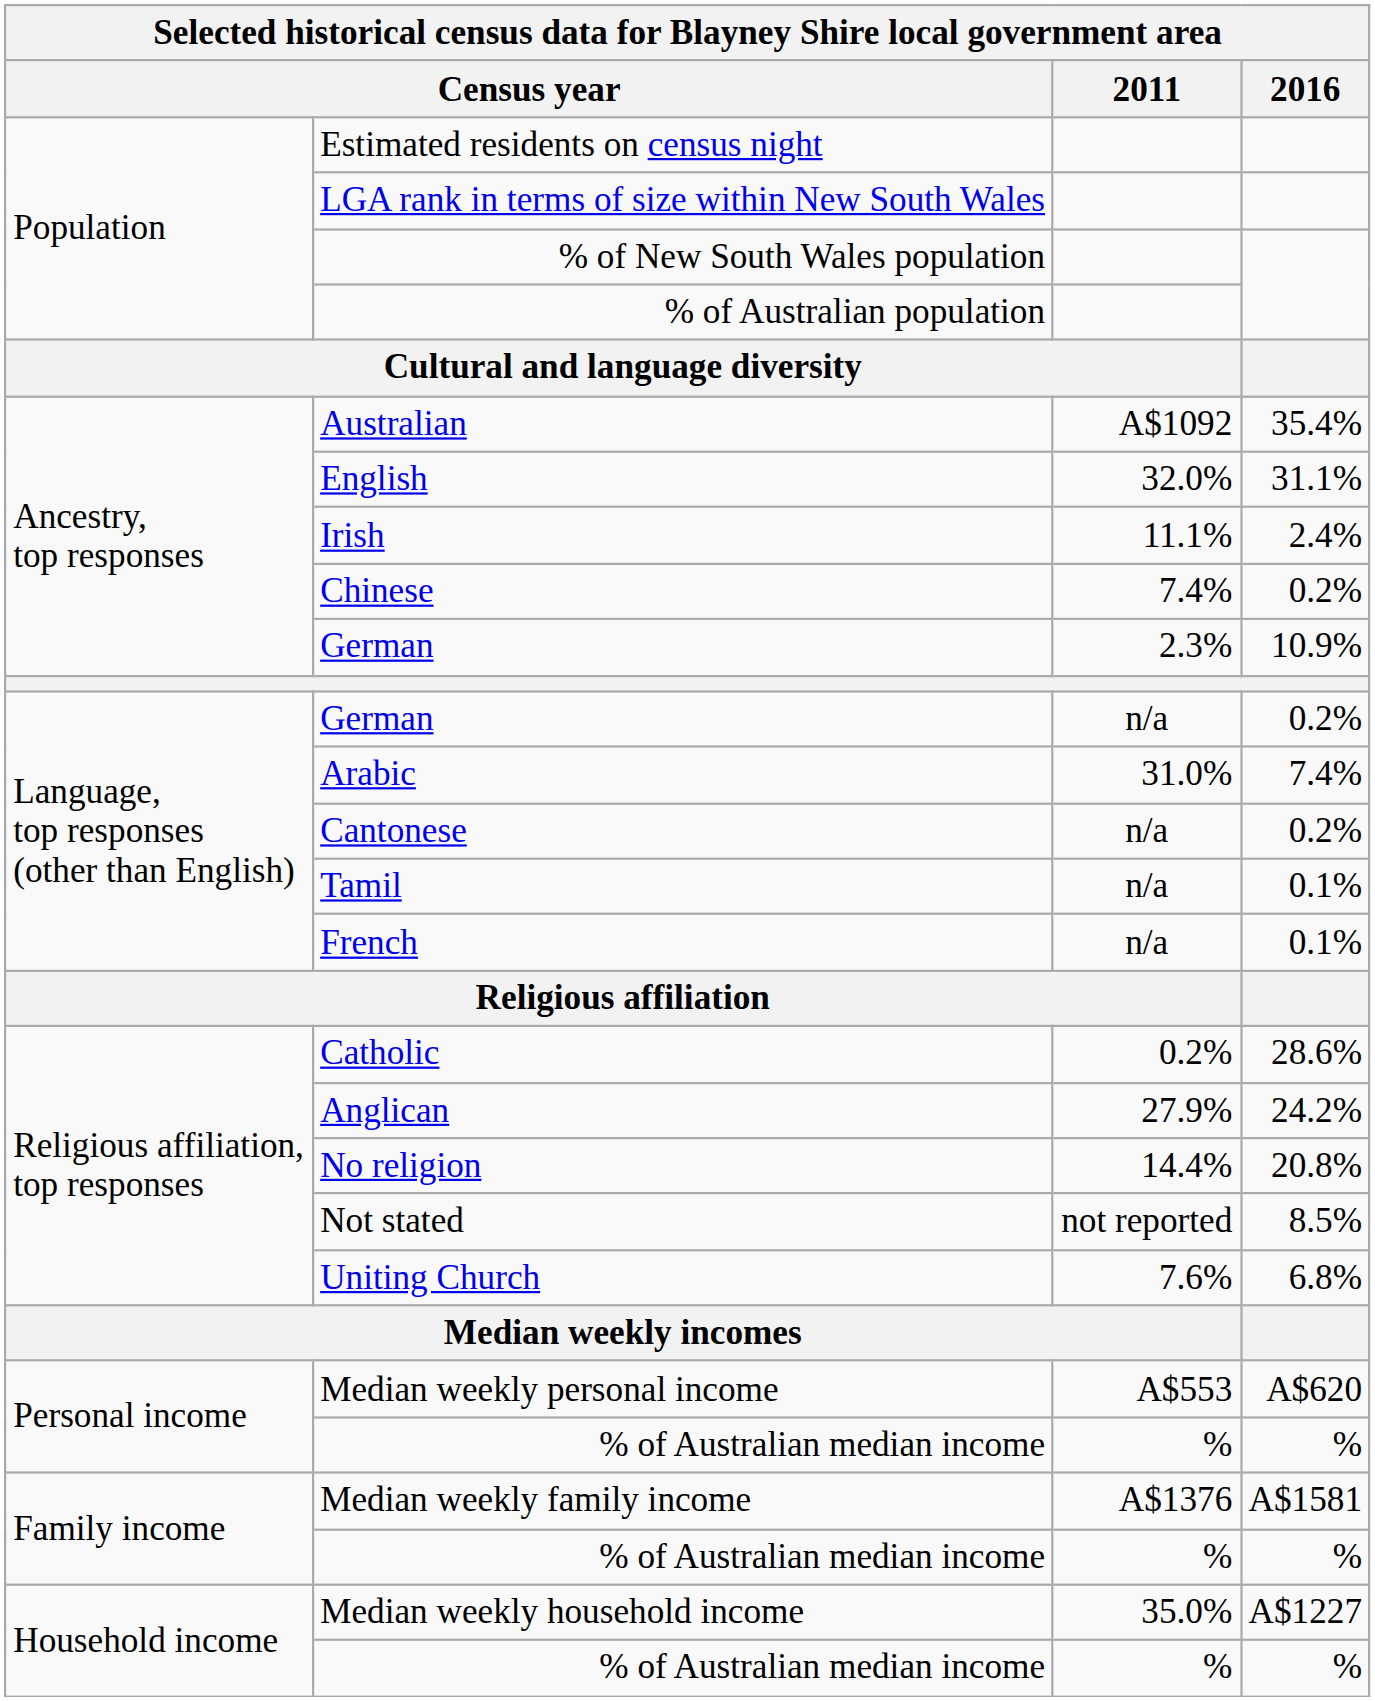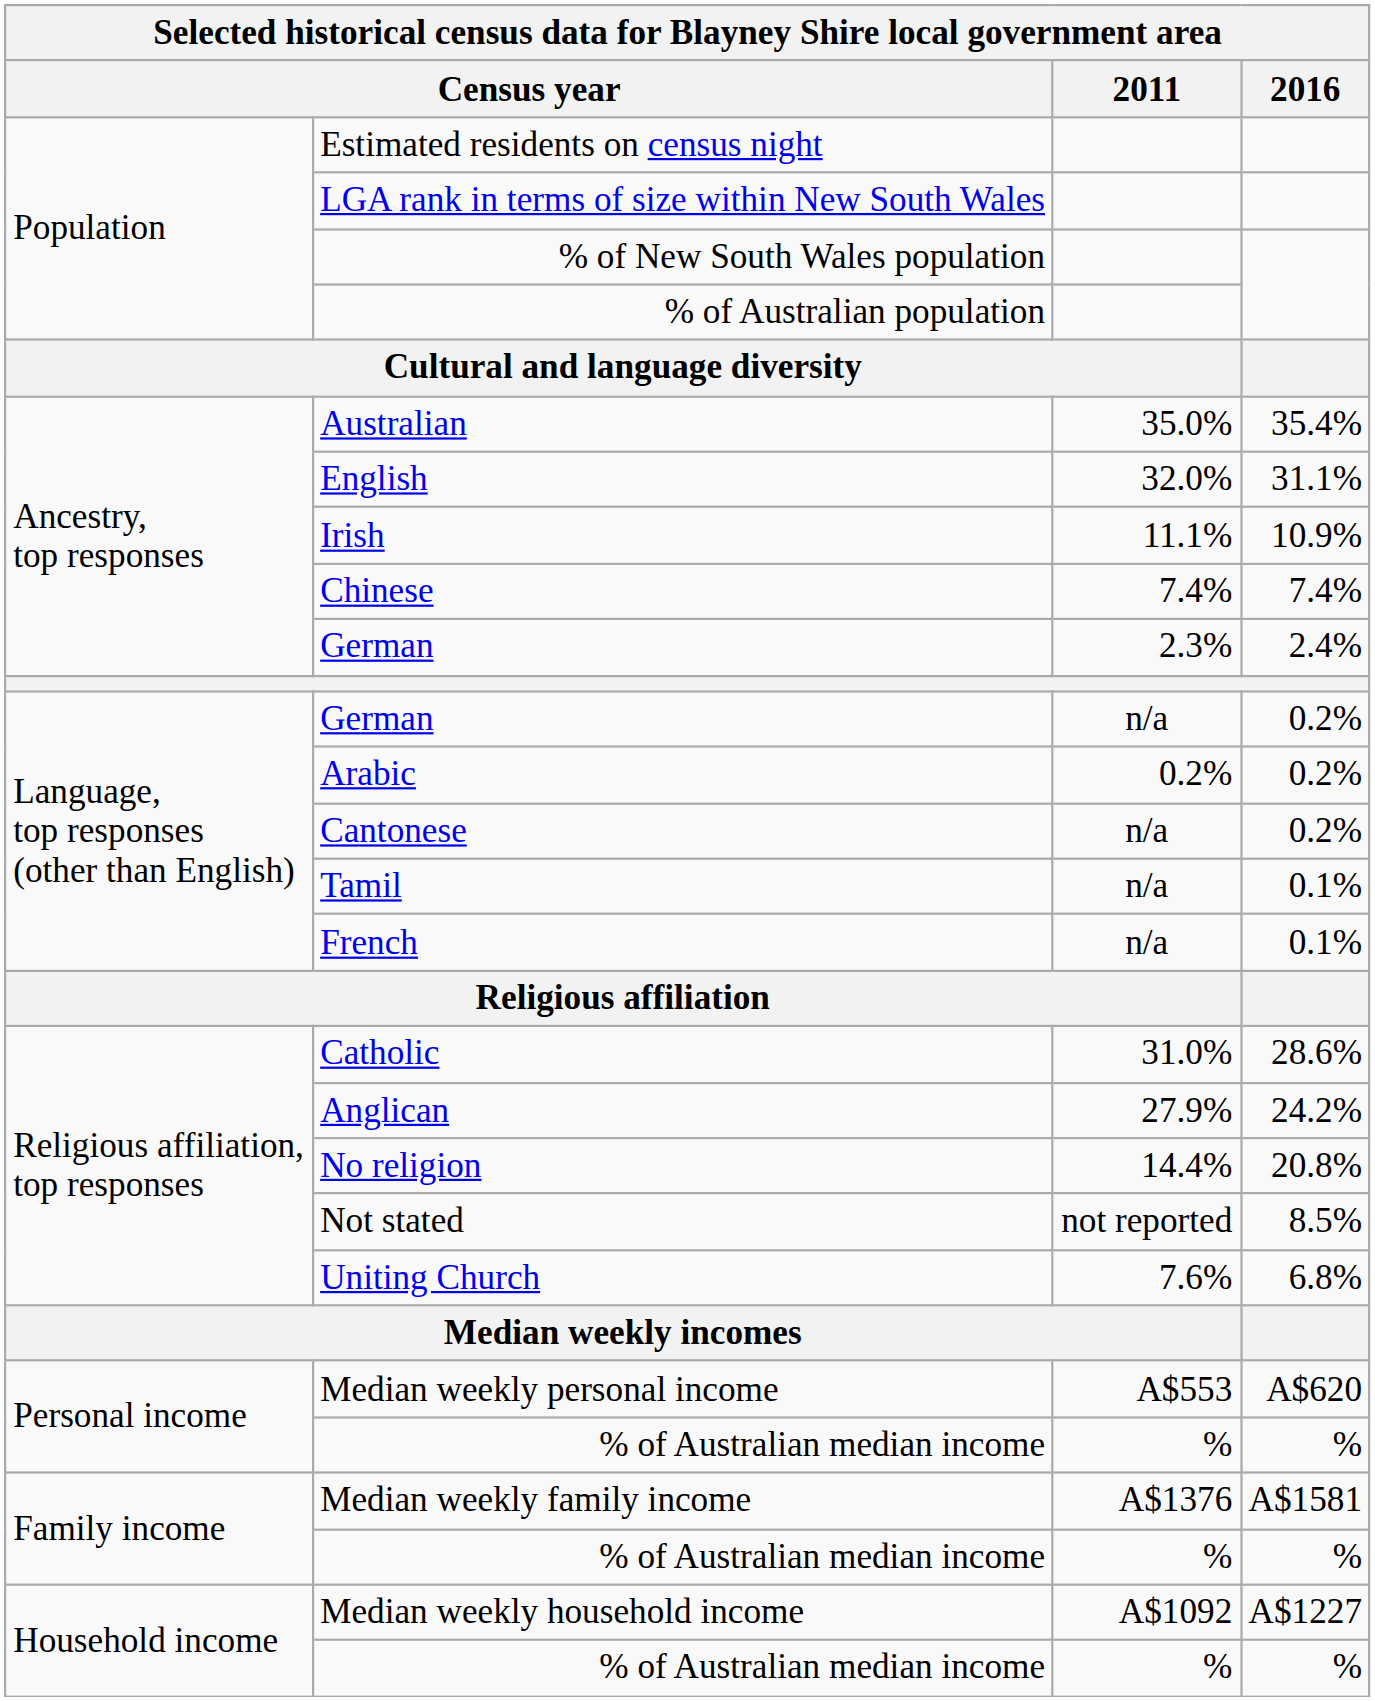(1176, 423) A$1092 -> (1187, 423) 35.0%
(1325, 534) 2.4% -> (1317, 534) 10.9%
(1325, 590) 0.2% -> (1325, 590) 7.4%
(1317, 646) 10.9% -> (1325, 646) 2.4%
(1187, 774) 31.0% -> (1196, 774) 0.2%
(1325, 774) 7.4% -> (1325, 774) 0.2%
(1196, 1053) 0.2% -> (1187, 1053) 31.0%
(1187, 1611) 35.0% -> (1176, 1611) A$1092
